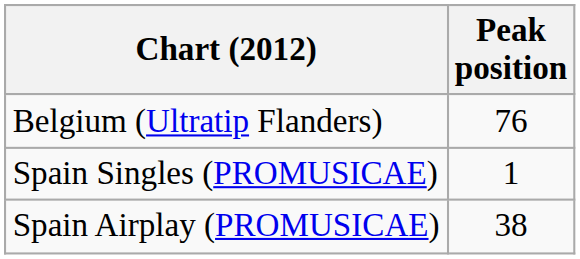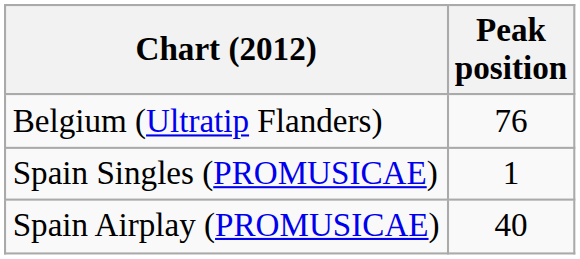(511, 225) 38 -> (511, 225) 40
